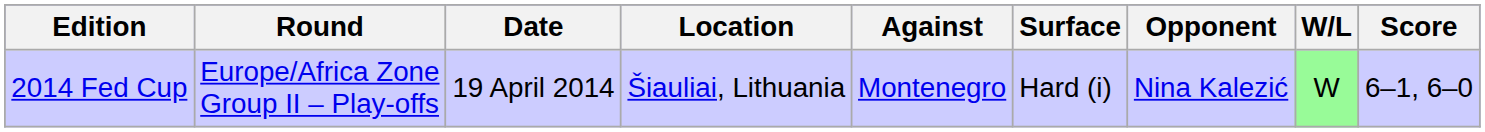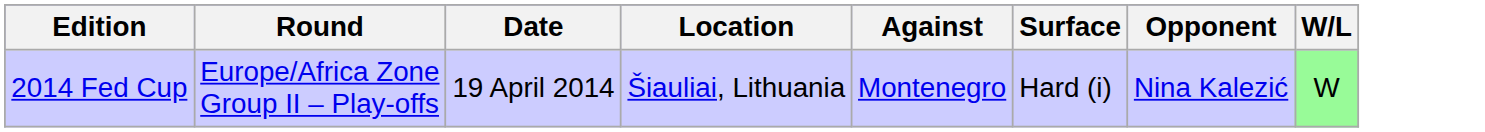- column: (1419, 26)
